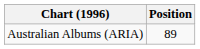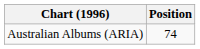(170, 34) 89 -> (170, 34) 74
